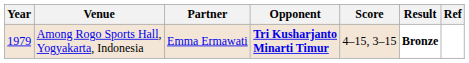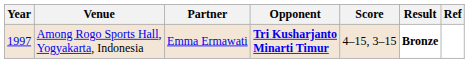(19, 41) 1979 -> (19, 41) 1997
